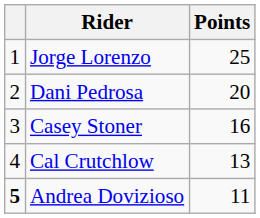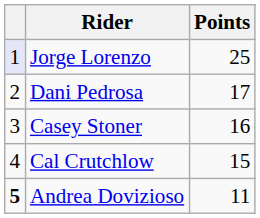(15, 56) no background -> (15, 56) lavender background
(240, 91) 20 -> (240, 91) 17
(240, 161) 13 -> (240, 161) 15
